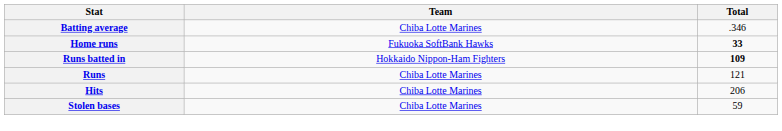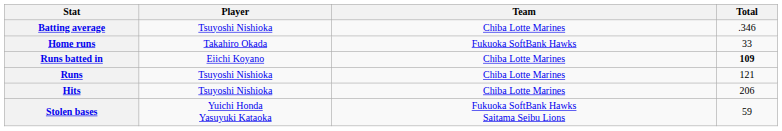+ column: (235, 12)
(737, 43) bold -> (747, 43) normal
(441, 59) Hokkaido Nippon-Ham Fighters -> (524, 59) Chiba Lotte Marines
(441, 106) Chiba Lotte Marines -> (524, 112) Fukuoka SoftBank Hawks Saitama Seibu Lions
